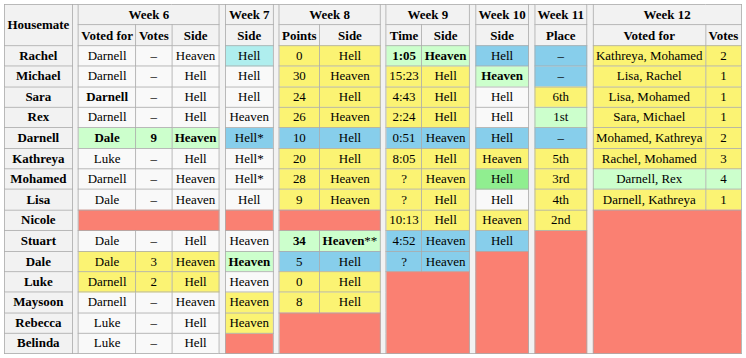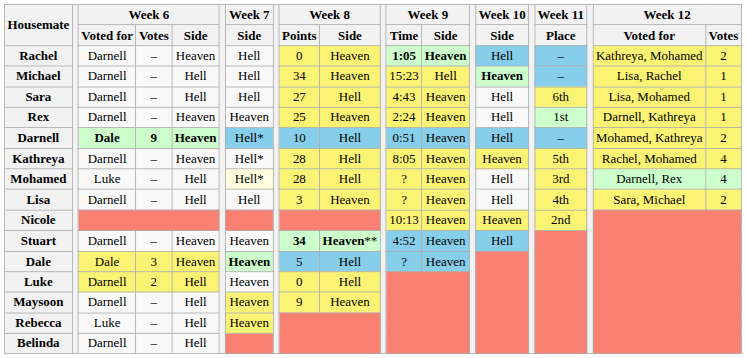(249, 55) paleturquoise background -> (249, 55) no background
(350, 55) Hell -> (350, 55) Heaven
(299, 76) 30 -> (299, 76) 34
(107, 96) bold -> (107, 96) normal
(299, 96) 24 -> (299, 96) 27
(446, 96) Hell -> (446, 96) Heaven
(196, 117) Hell -> (196, 117) Heaven
(299, 117) 26 -> (299, 117) 25
(446, 117) Hell -> (446, 117) Heaven
(649, 117) Sara, Michael -> (649, 117) Darnell, Kathreya
(107, 158) Luke -> (107, 158) Darnell
(196, 158) Hell -> (196, 158) Heaven
(299, 158) 20 -> (299, 158) 28
(446, 158) Hell -> (446, 158) Heaven
(723, 158) 3 -> (723, 158) 4
(107, 179) Darnell -> (107, 179) Luke
(196, 179) Heaven -> (196, 179) Hell
(249, 179) no background -> (249, 179) lightyellow background
(350, 179) Heaven -> (350, 179) Hell
(502, 179) lightgreen background -> (502, 179) no background
(107, 199) Dale -> (107, 199) Darnell
(196, 199) Heaven -> (196, 199) Hell
(299, 199) 9 -> (299, 199) 3
(446, 199) Hell -> (446, 199) Heaven
(649, 199) Darnell, Kathreya -> (649, 199) Sara, Michael
(723, 199) 1 -> (723, 199) 2
(446, 220) Hell -> (446, 220) Heaven
(107, 240) Dale -> (107, 240) Darnell
(196, 240) Hell -> (196, 240) Heaven
(196, 302) Heaven -> (196, 302) Hell
(299, 302) 8 -> (299, 302) 9
(350, 302) Hell -> (350, 302) Heaven
(107, 343) Luke -> (107, 343) Darnell
